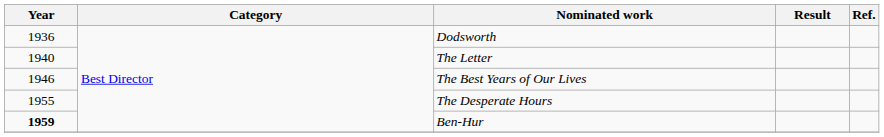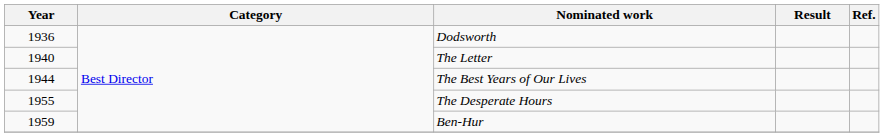(41, 79) 1946 -> (41, 79) 1944
(41, 121) bold -> (41, 121) normal
